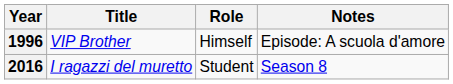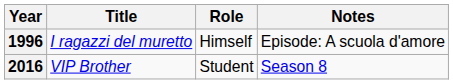(90, 41) VIP Brother -> (121, 41) I ragazzi del muretto
(121, 66) I ragazzi del muretto -> (90, 66) VIP Brother
